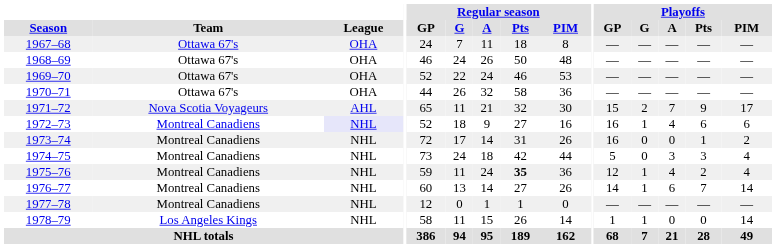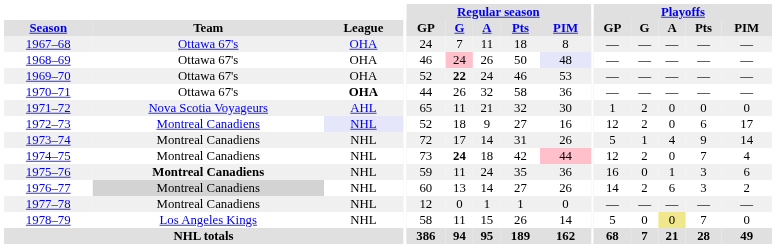(459, 60) no background -> (459, 60) pink background
(566, 60) no background -> (566, 60) lavender background
(459, 76) normal -> (459, 76) bold
(363, 92) normal -> (363, 92) bold
(612, 108) 15 -> (612, 108) 1
(672, 108) 7 -> (672, 108) 0
(704, 108) 9 -> (704, 108) 0
(747, 108) 17 -> (747, 108) 0
(612, 124) 16 -> (612, 124) 12
(645, 124) 1 -> (645, 124) 2
(672, 124) 4 -> (672, 124) 0
(747, 124) 6 -> (747, 124) 17
(612, 140) 16 -> (612, 140) 5
(645, 140) 0 -> (645, 140) 1
(672, 140) 0 -> (672, 140) 4
(704, 140) 1 -> (704, 140) 9
(747, 140) 2 -> (747, 140) 14
(459, 156) normal -> (459, 156) bold
(566, 156) no background -> (566, 156) pink background
(612, 156) 5 -> (612, 156) 12
(645, 156) 0 -> (645, 156) 2
(672, 156) 3 -> (672, 156) 0
(704, 156) 3 -> (704, 156) 7
(208, 172) normal -> (208, 172) bold
(520, 172) bold -> (520, 172) normal
(612, 172) 12 -> (612, 172) 16
(645, 172) 1 -> (645, 172) 0
(672, 172) 4 -> (672, 172) 1
(704, 172) 2 -> (704, 172) 3
(747, 172) 4 -> (747, 172) 6
(208, 188) no background -> (208, 188) lightgrey background
(645, 188) 1 -> (645, 188) 2
(704, 188) 7 -> (704, 188) 3
(747, 188) 14 -> (747, 188) 2
(612, 220) 1 -> (612, 220) 5
(645, 220) 1 -> (645, 220) 0
(672, 220) no background -> (672, 220) khaki background
(704, 220) 0 -> (704, 220) 7
(747, 220) 14 -> (747, 220) 0
